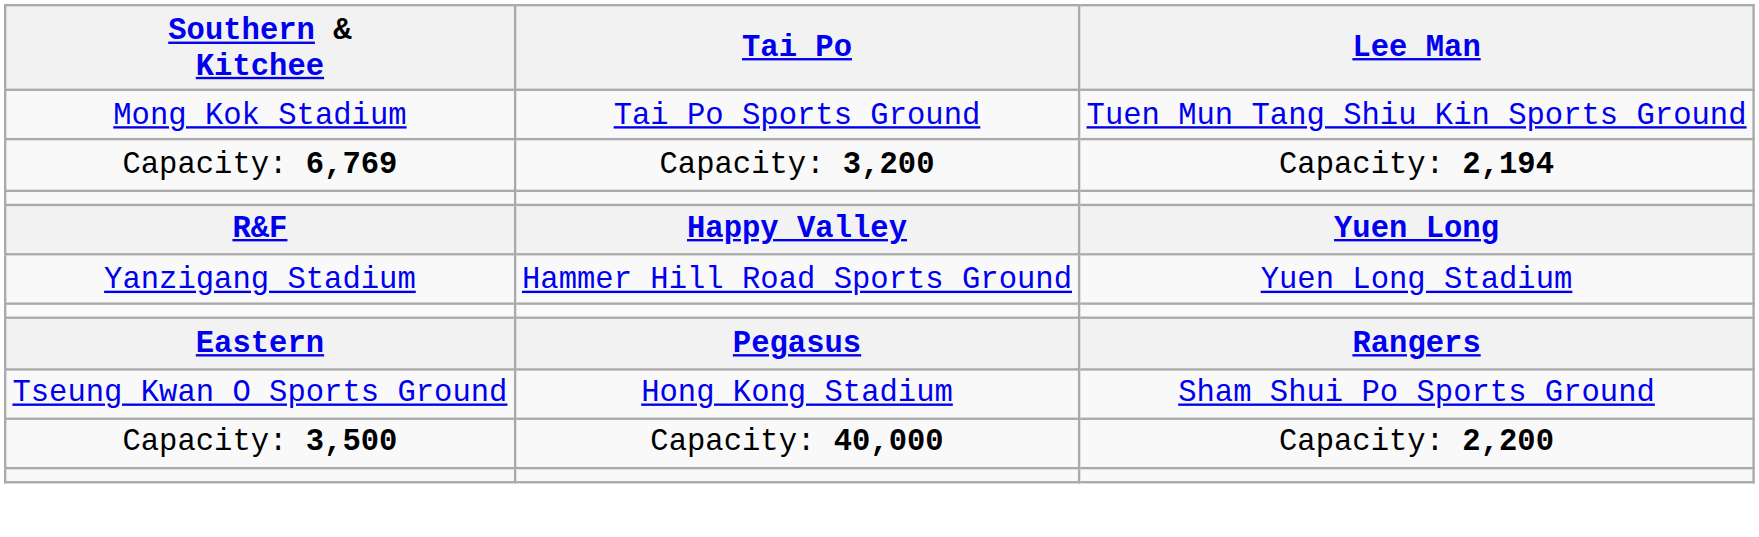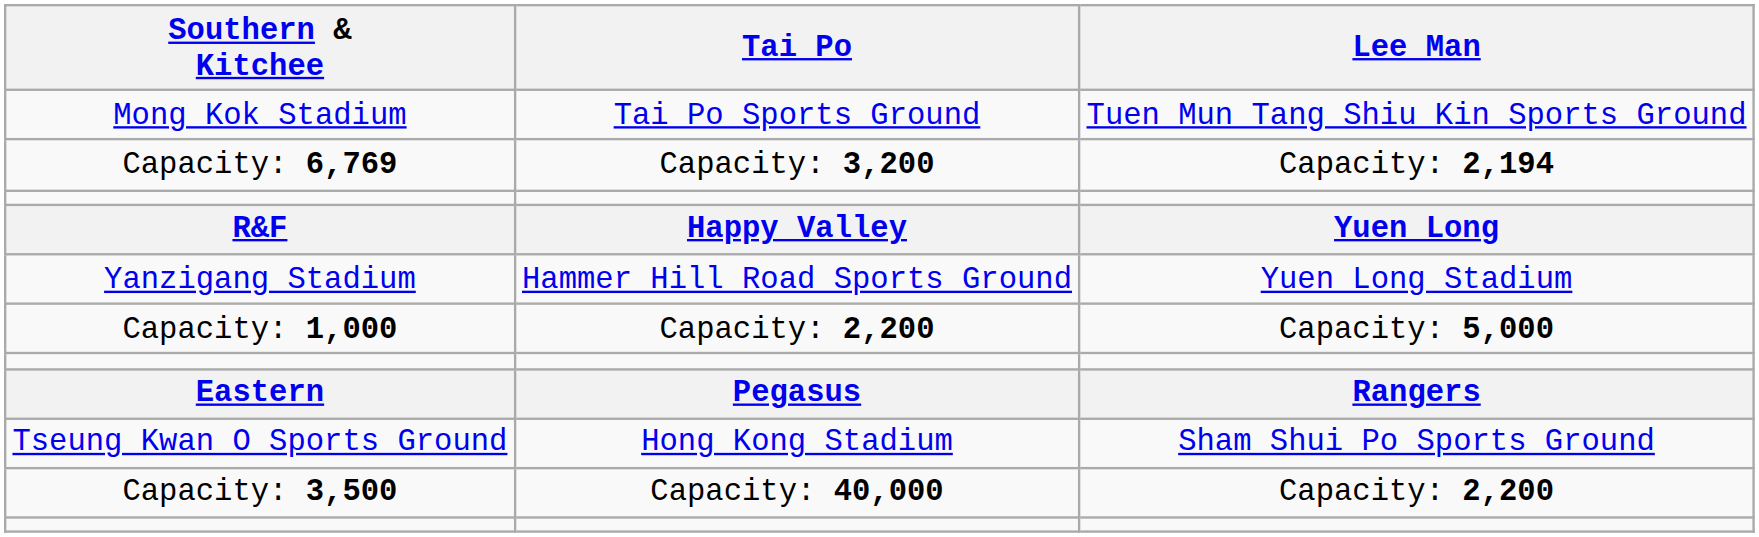+ row: (260, 329)
